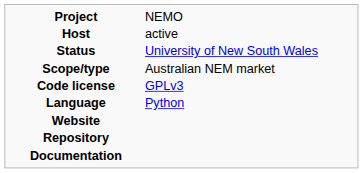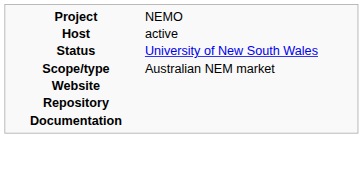- row: (76, 86)
- row: (76, 103)
